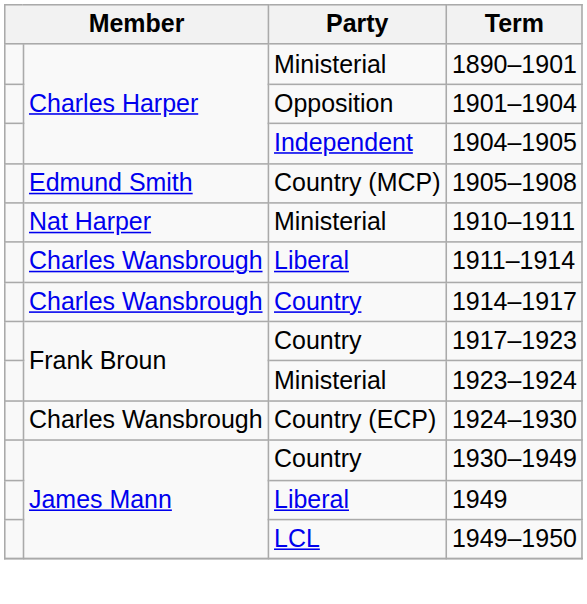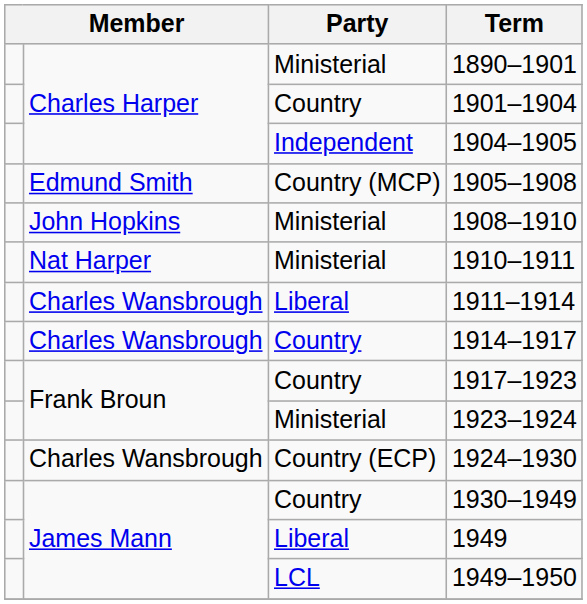(334, 103) Opposition -> (318, 103) Country
+ row: (514, 222)
